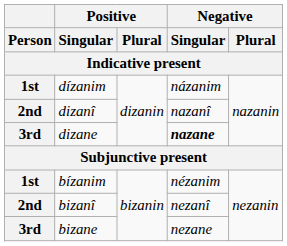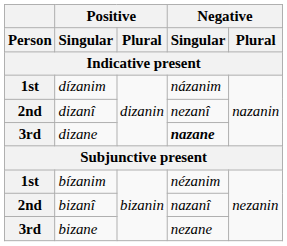(191, 110) nazanî -> (190, 110) nezanî
(190, 205) nezanî -> (191, 205) nazanî
